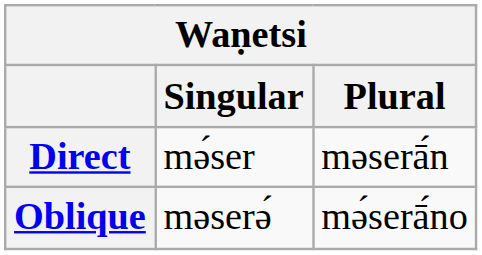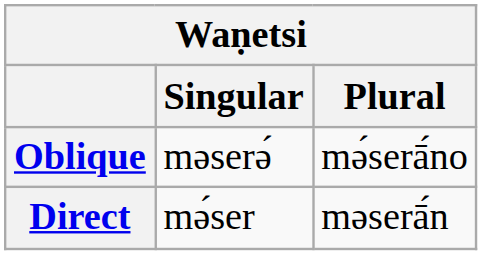rows swapped: (80, 156) <-> (80, 216)
